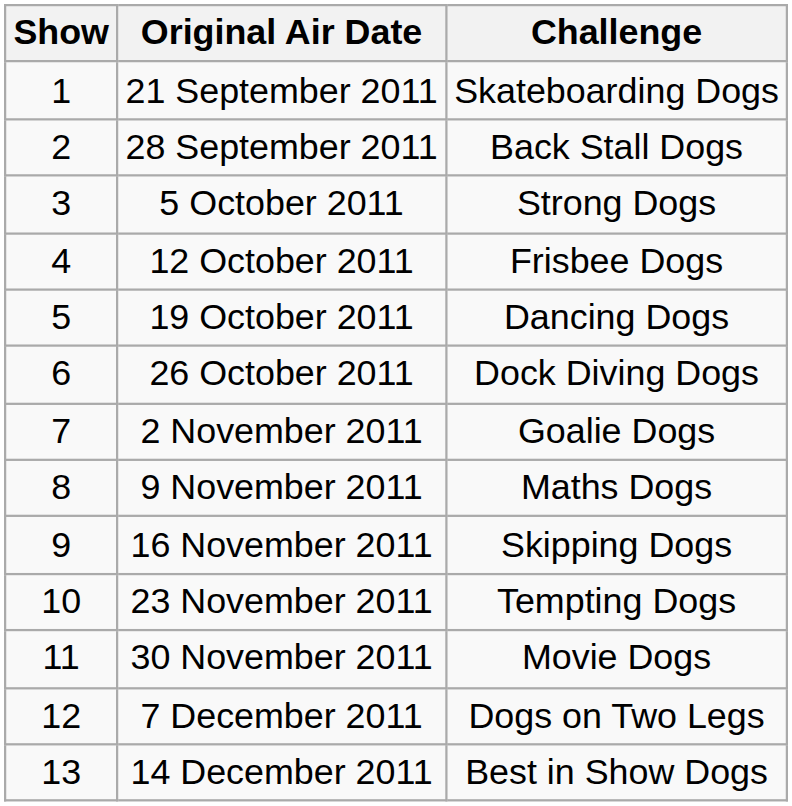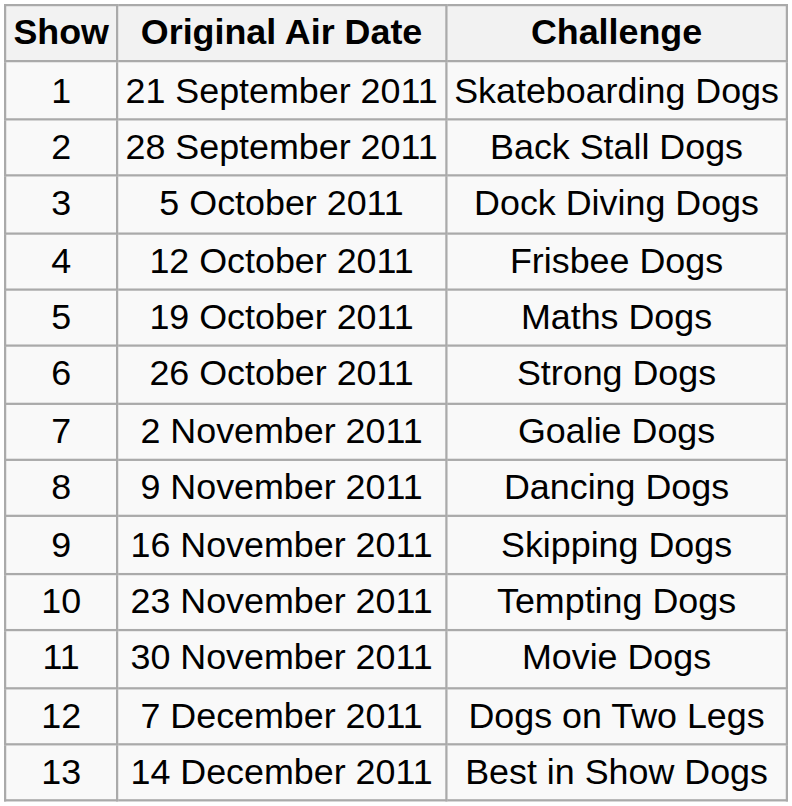(617, 203) Strong Dogs -> (617, 203) Dock Diving Dogs
(617, 317) Dancing Dogs -> (617, 317) Maths Dogs
(617, 373) Dock Diving Dogs -> (617, 373) Strong Dogs
(617, 487) Maths Dogs -> (617, 487) Dancing Dogs
